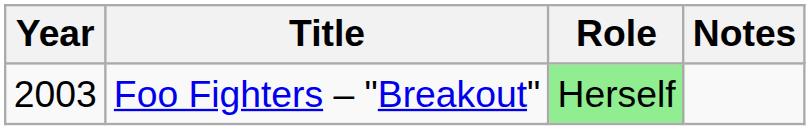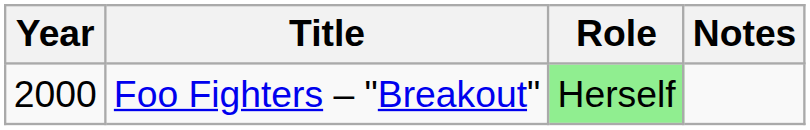(55, 93) 2003 -> (55, 93) 2000
